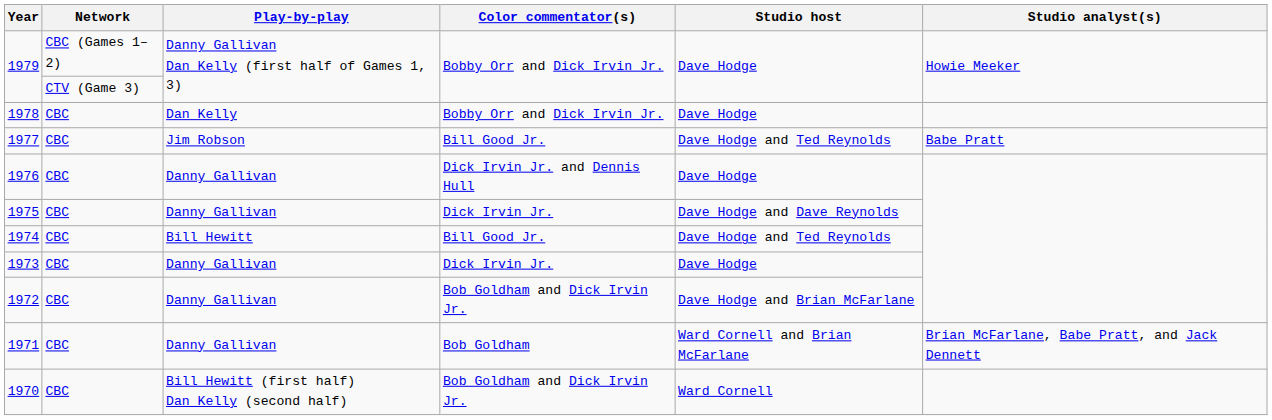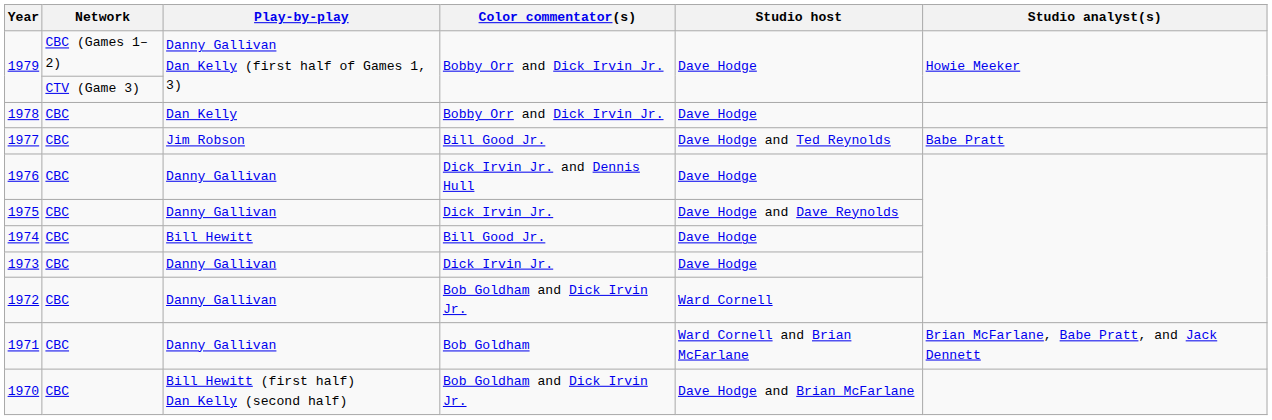(784, 238) Dave Hodge and Ted Reynolds -> (717, 238) Dave Hodge
(796, 300) Dave Hodge and Brian McFarlane -> (725, 300) Ward Cornell
(725, 391) Ward Cornell -> (796, 391) Dave Hodge and Brian McFarlane
